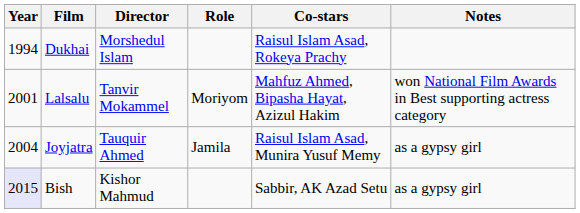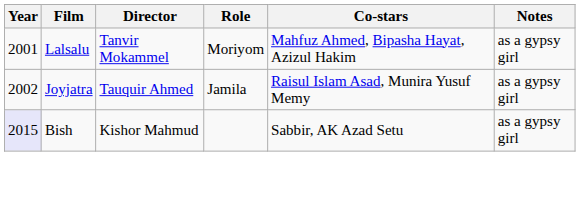- row: (67, 48)
(475, 97) won National Film Awards in Best supporting actress category -> (529, 48) as a gypsy girl
(23, 147) 2004 -> (23, 89) 2002
